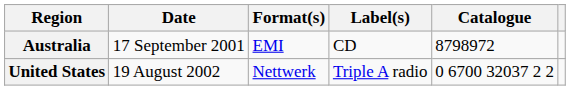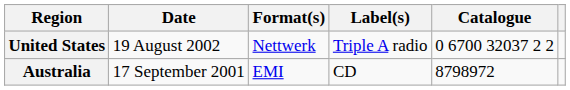rows swapped: (57, 44) <-> (57, 71)
